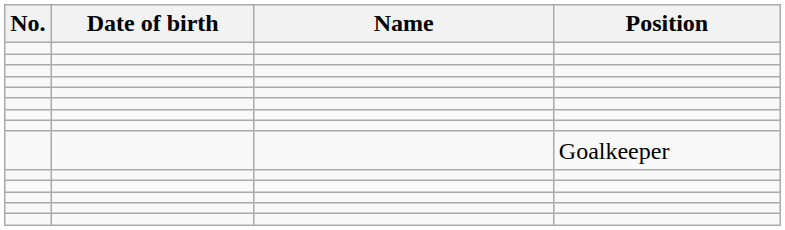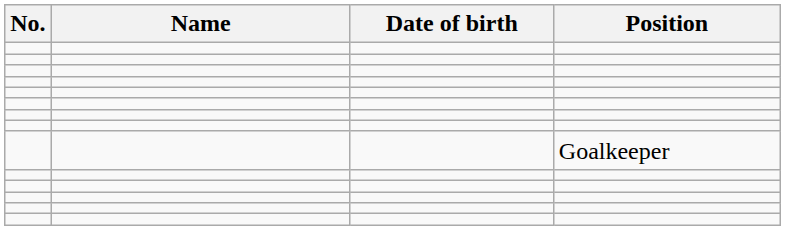columns swapped: (404, 23) <-> (153, 23)
